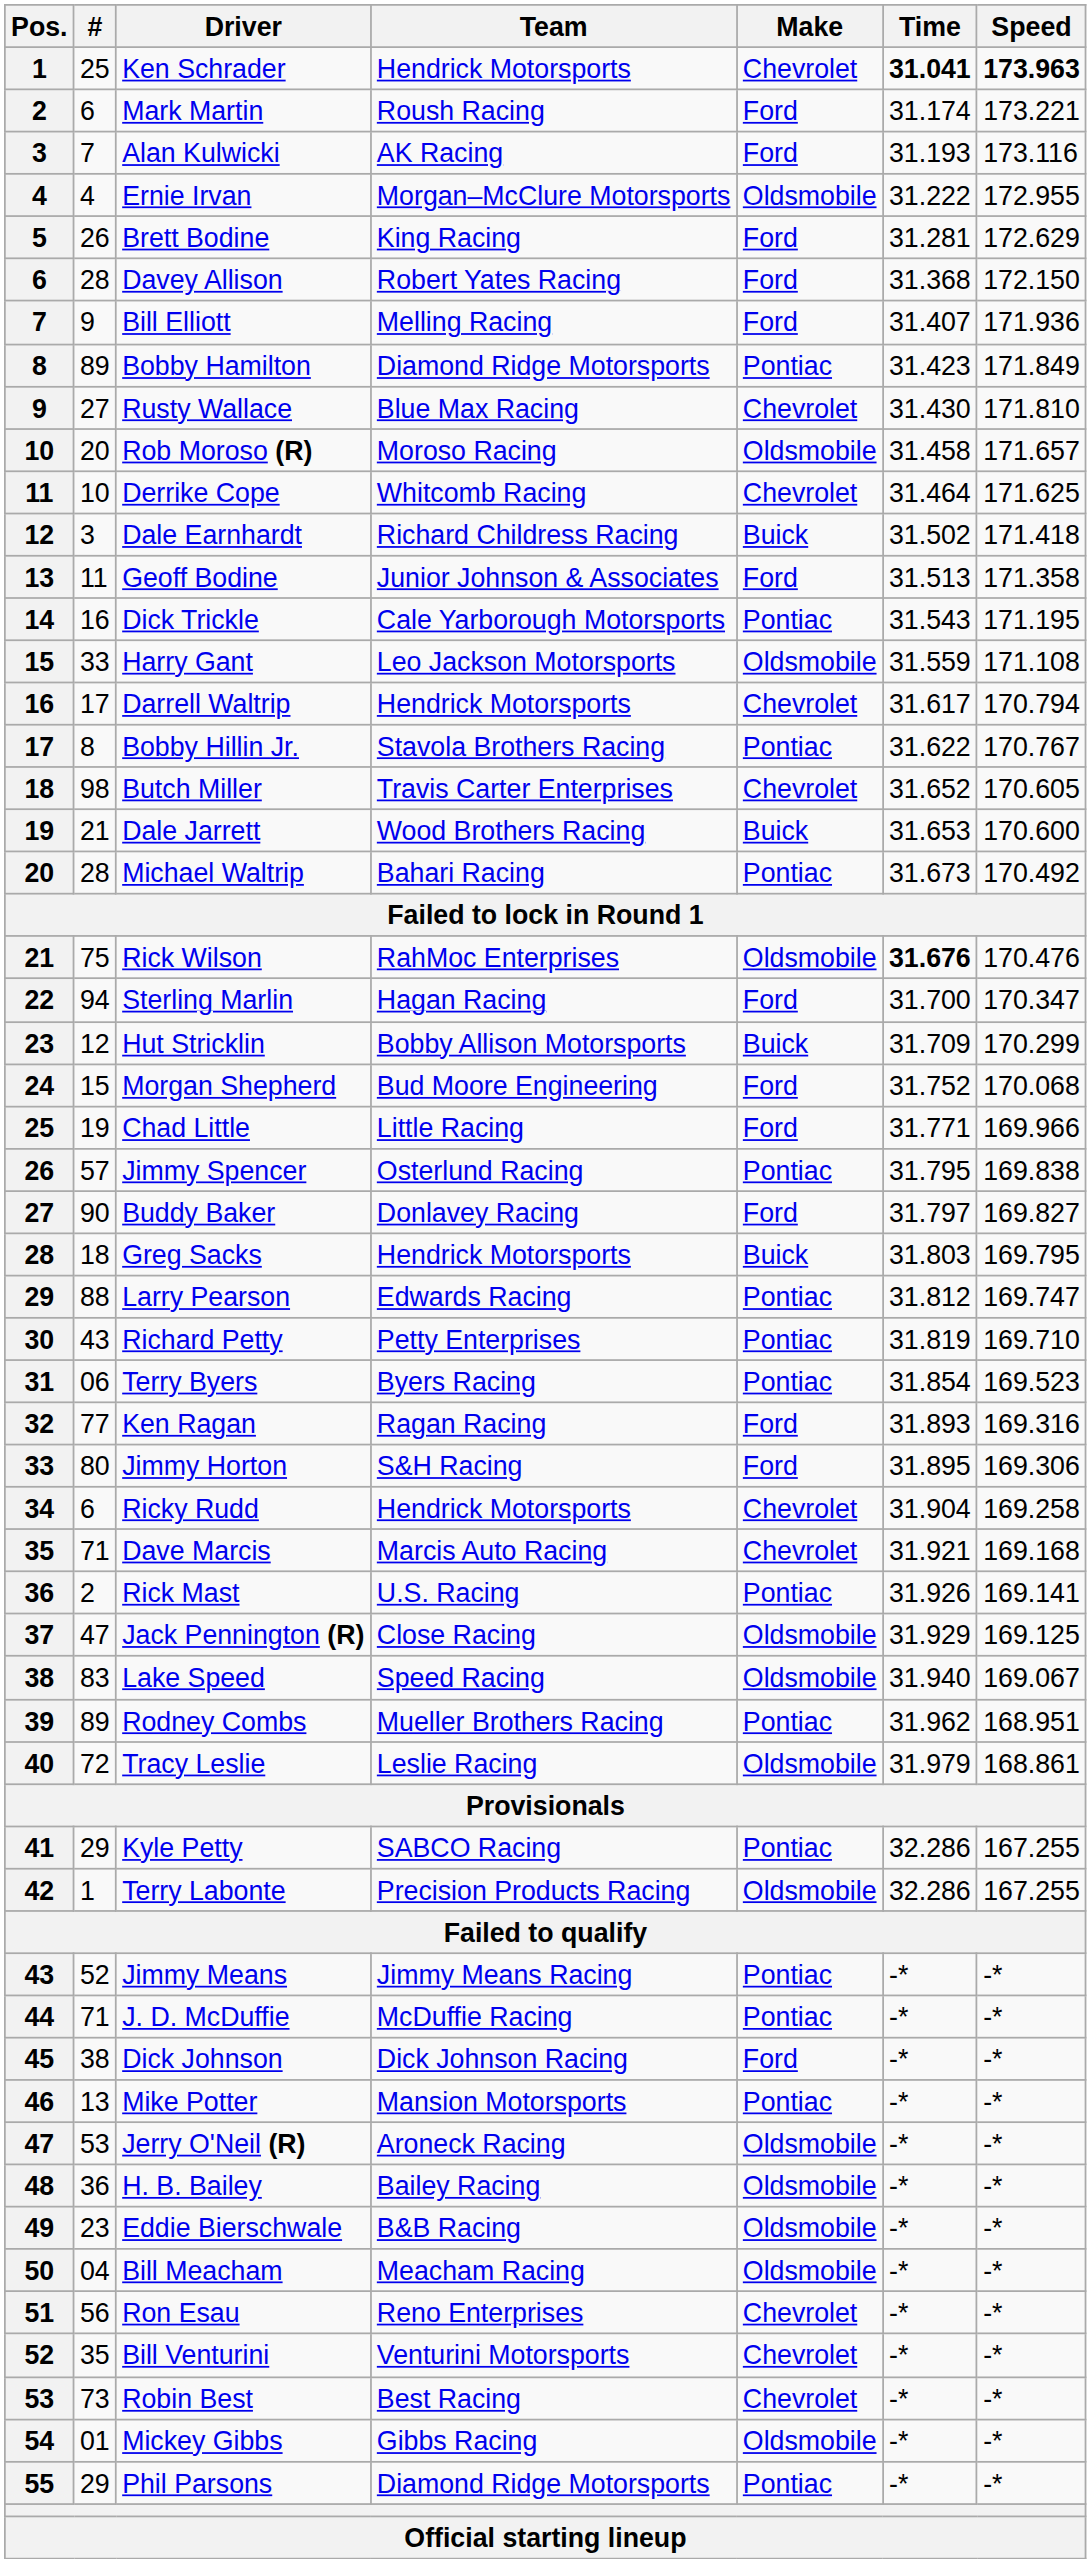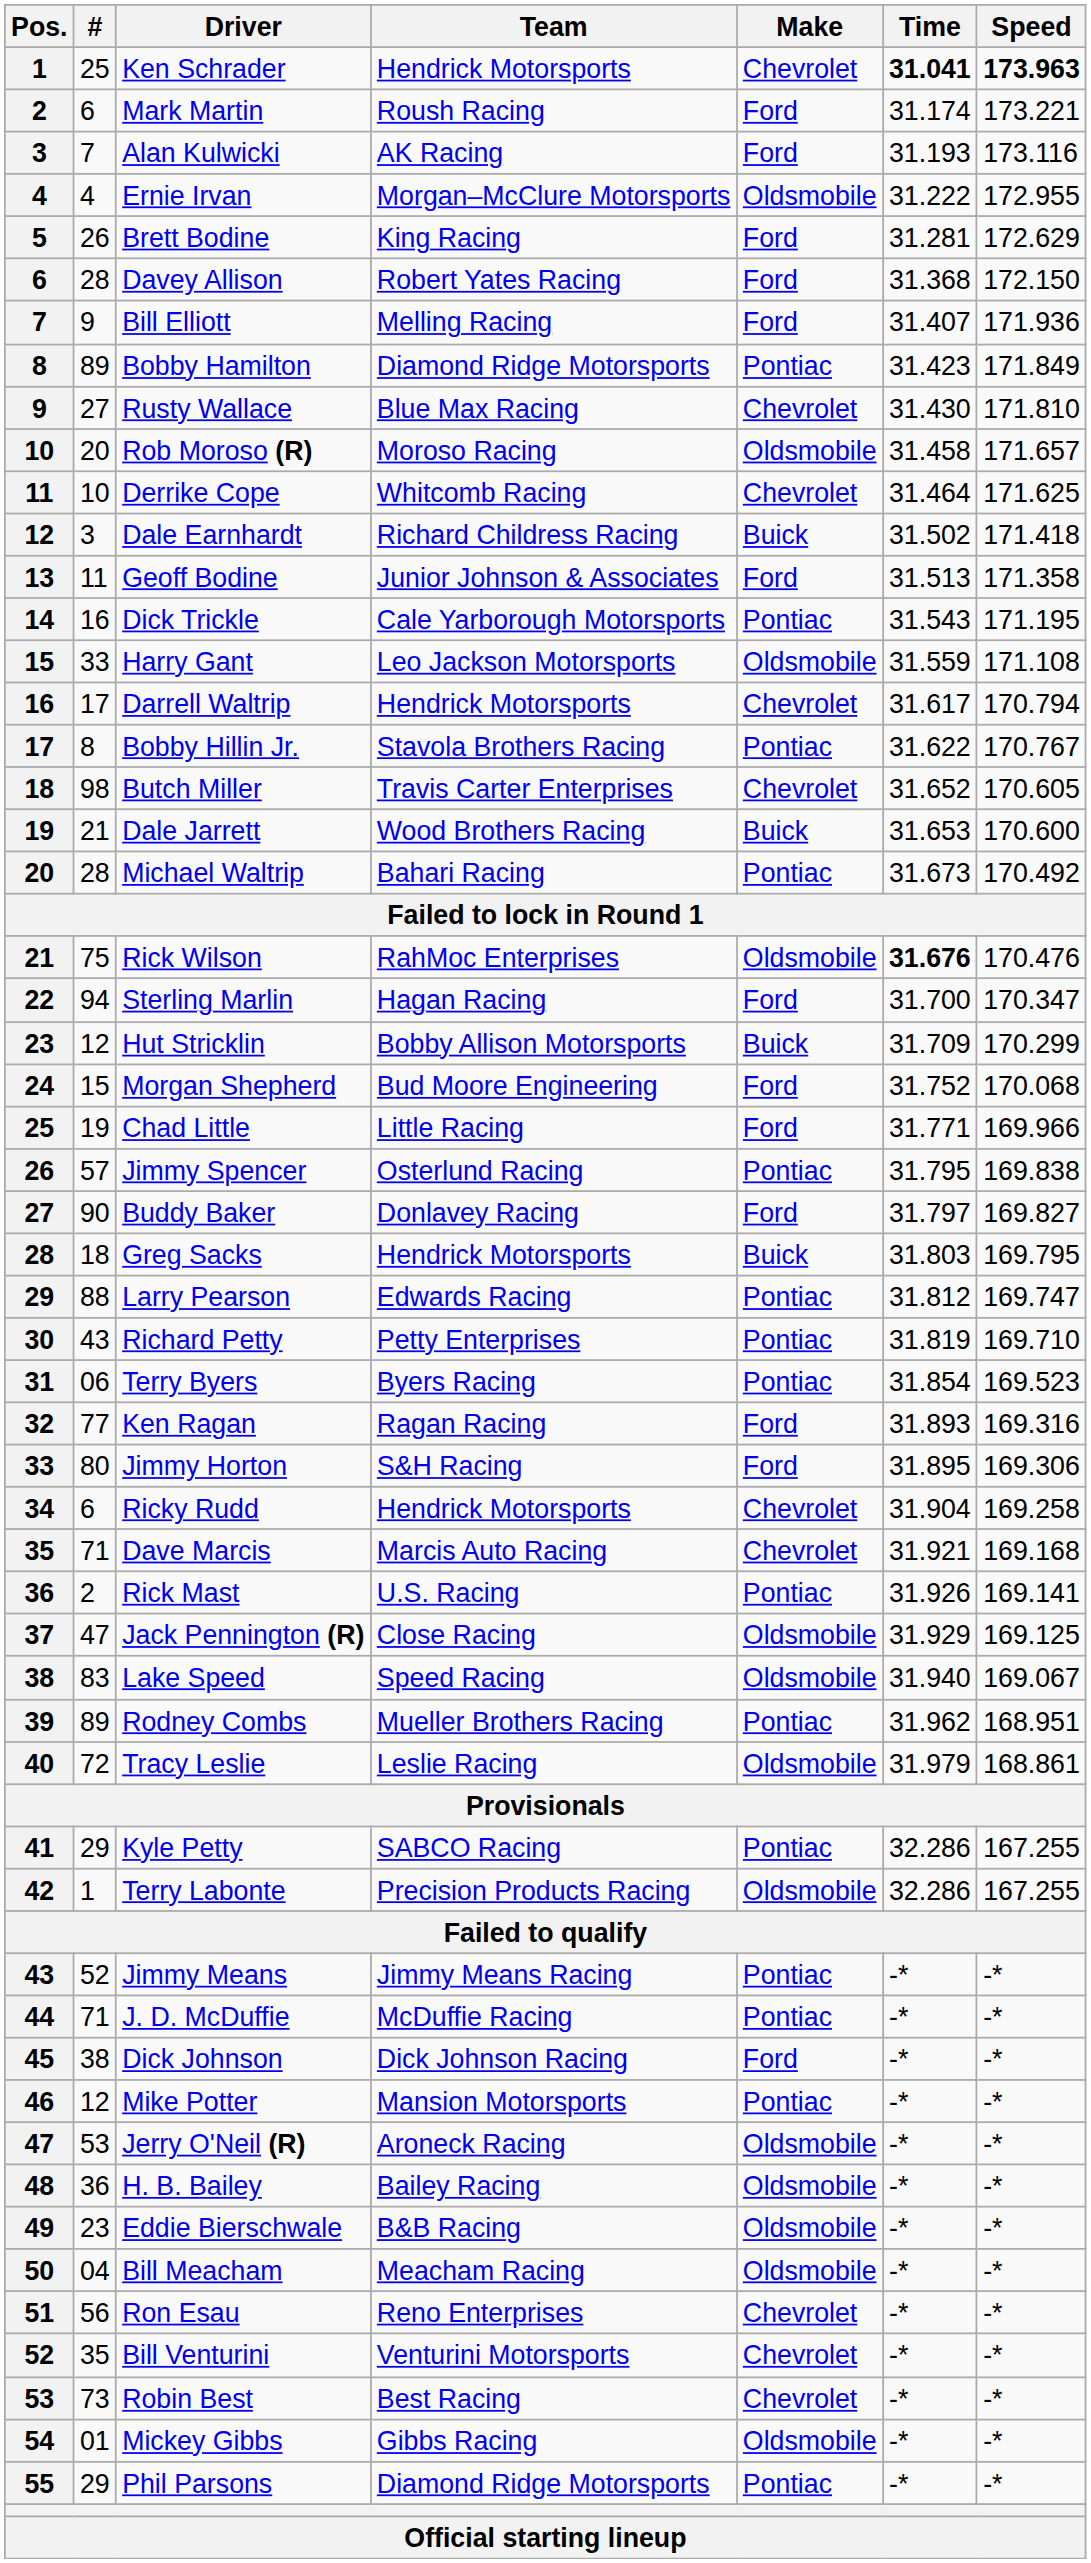(95, 2101) 13 -> (95, 2101) 12
